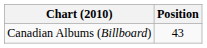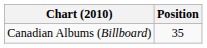(178, 33) 43 -> (178, 33) 35
